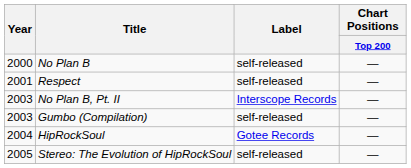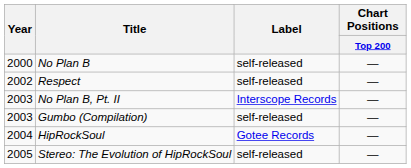(20, 81) 2001 -> (20, 81) 2002
